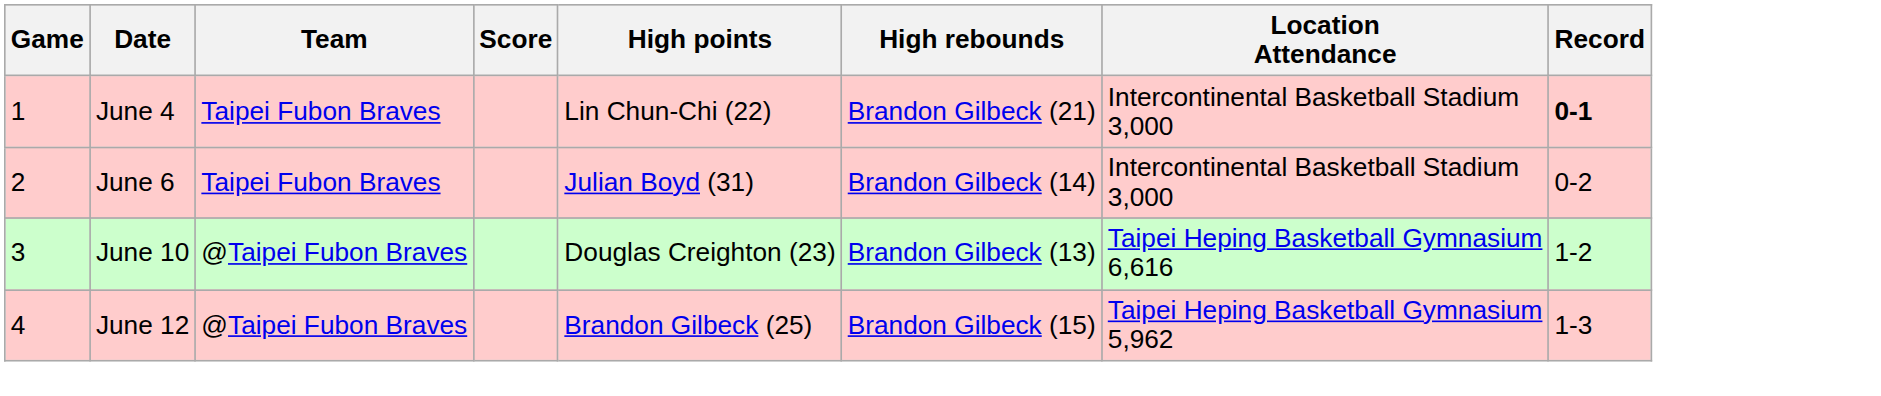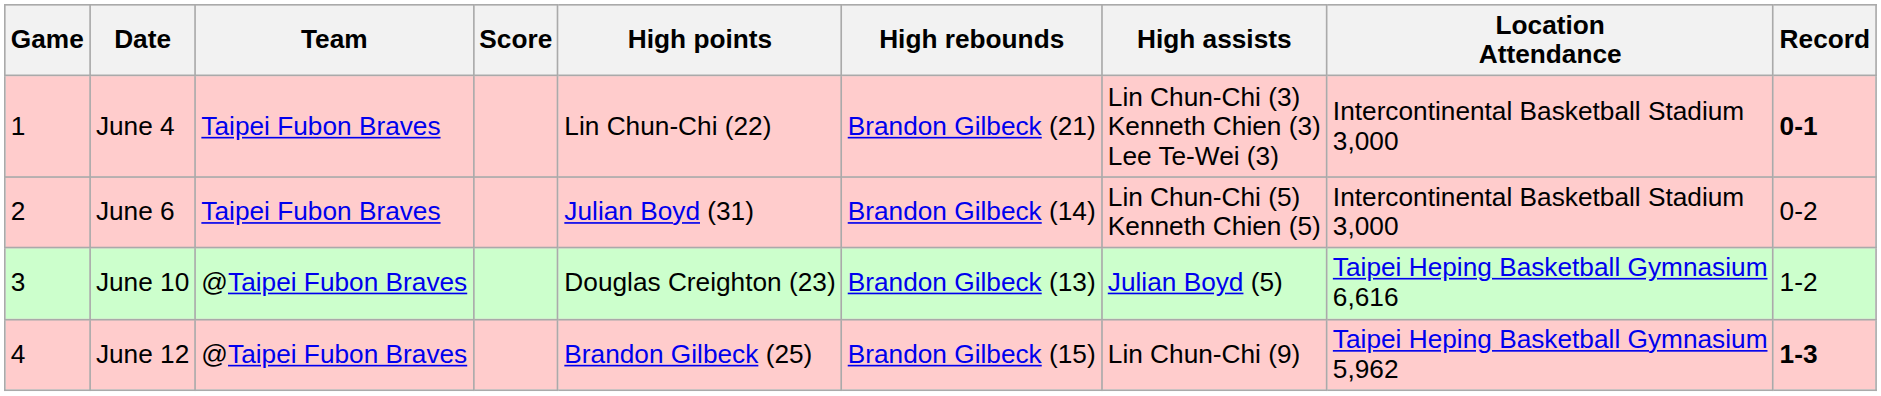+ column: (1214, 40)
(1573, 324) normal -> (1799, 354) bold
